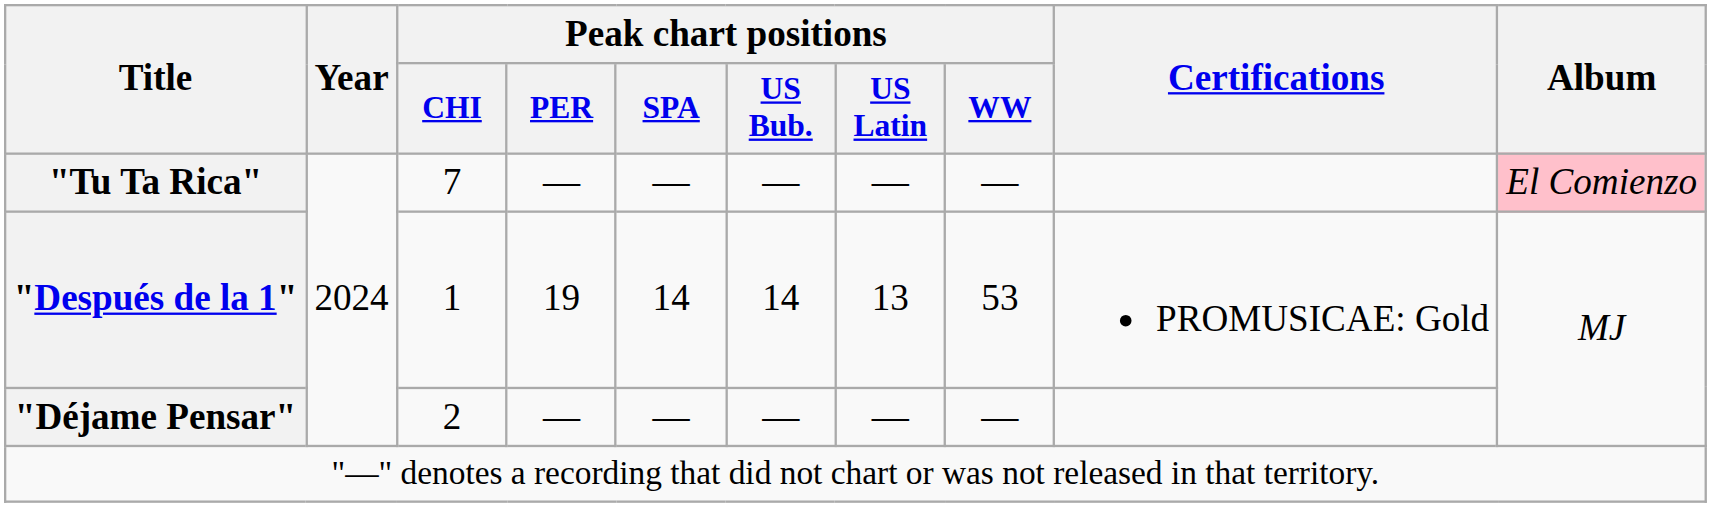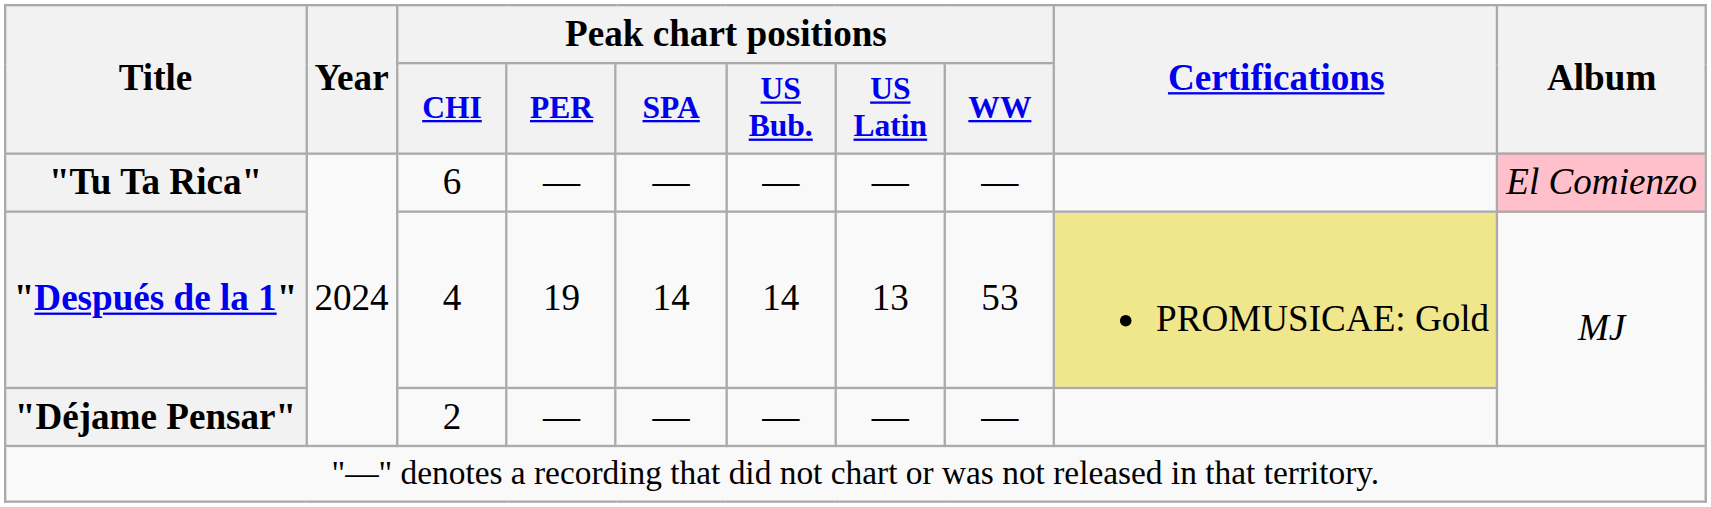(452, 181) 7 -> (452, 181) 6
(452, 298) 1 -> (452, 298) 4
(1276, 320) no background -> (1276, 320) khaki background
